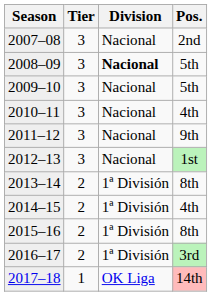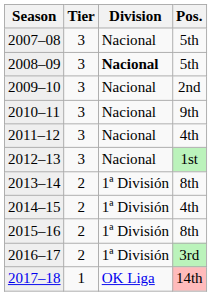(189, 40) 2nd -> (189, 40) 5th
(189, 87) 5th -> (189, 87) 2nd
(189, 111) 4th -> (189, 111) 9th
(189, 135) 9th -> (189, 135) 4th
